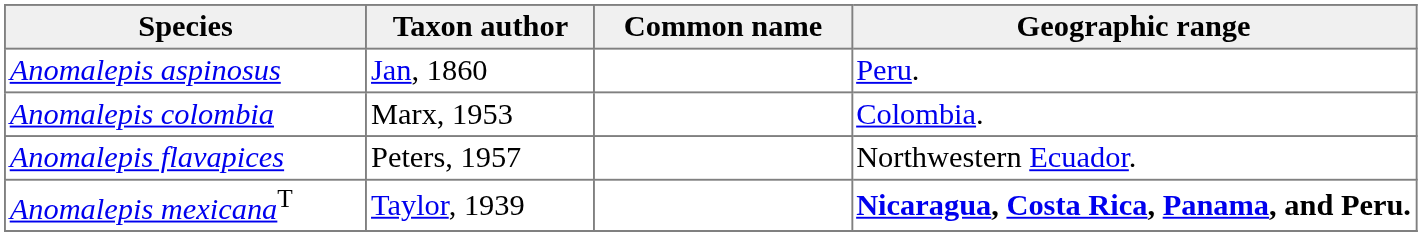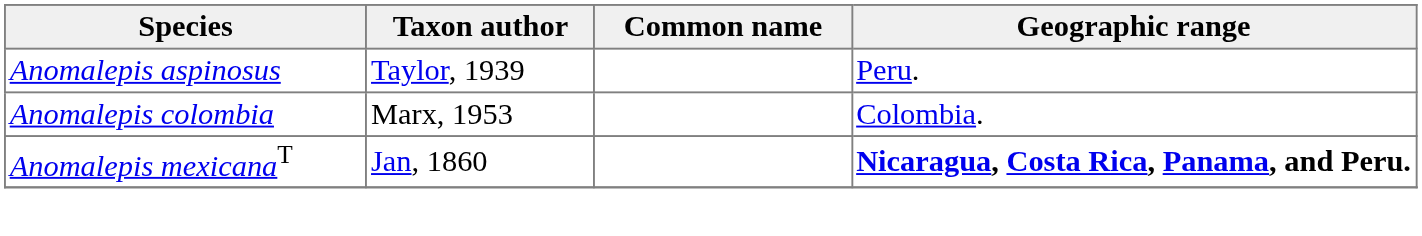(429, 70) Jan, 1860 -> (448, 70) Taylor, 1939
- row: (147, 157)
(448, 205) Taylor, 1939 -> (429, 161) Jan, 1860
